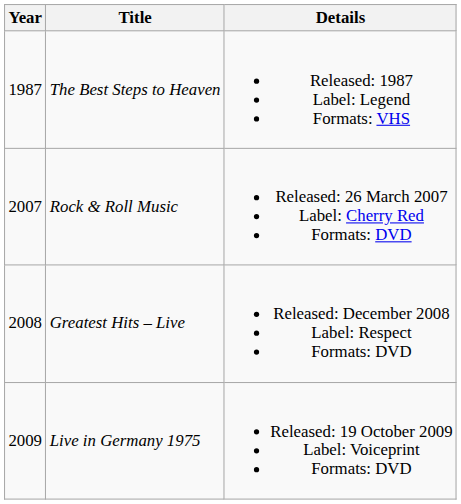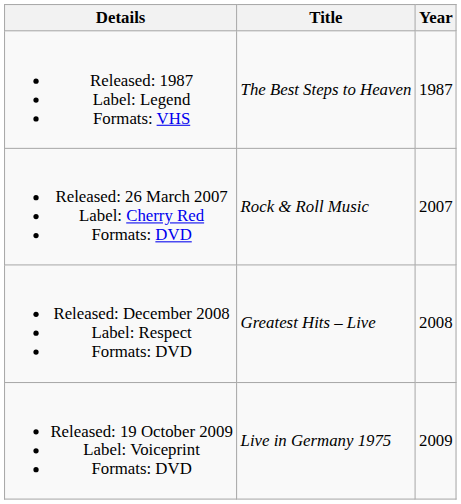columns swapped: (25, 17) <-> (340, 17)
